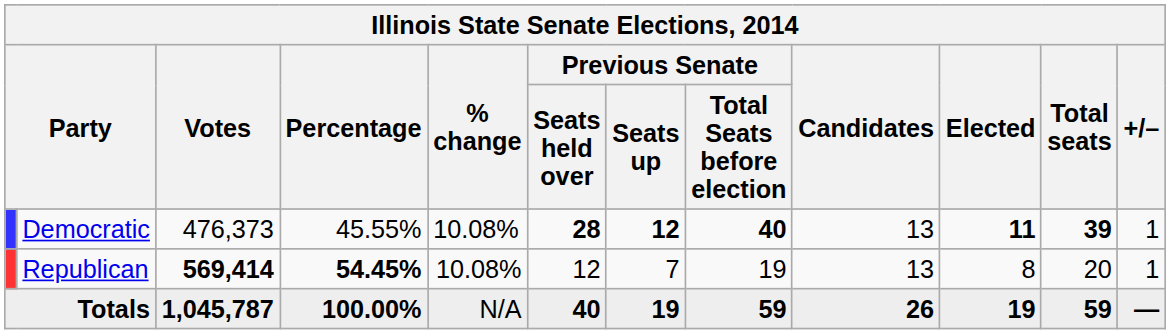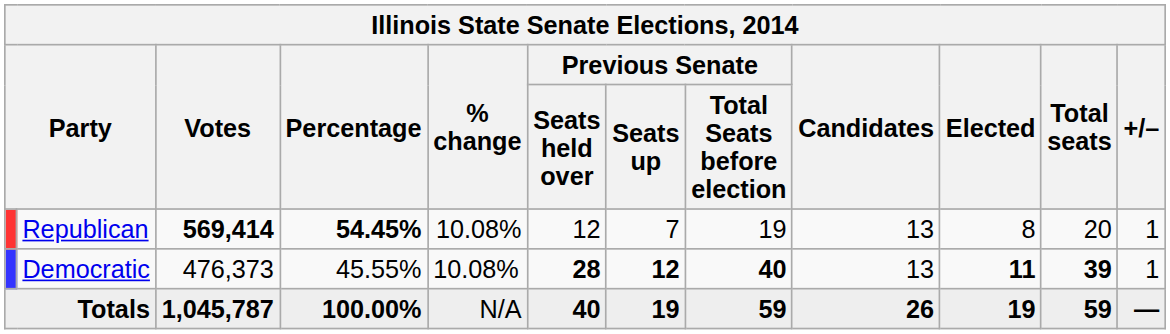rows swapped: (86, 229) <-> (85, 269)
